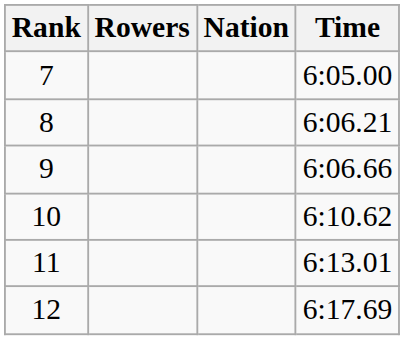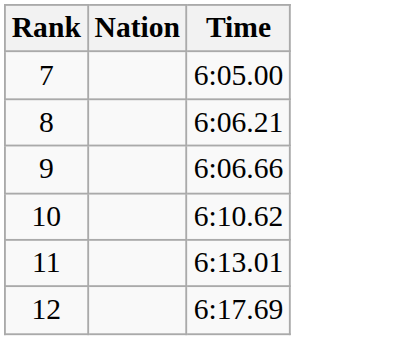- column: (142, 27)
